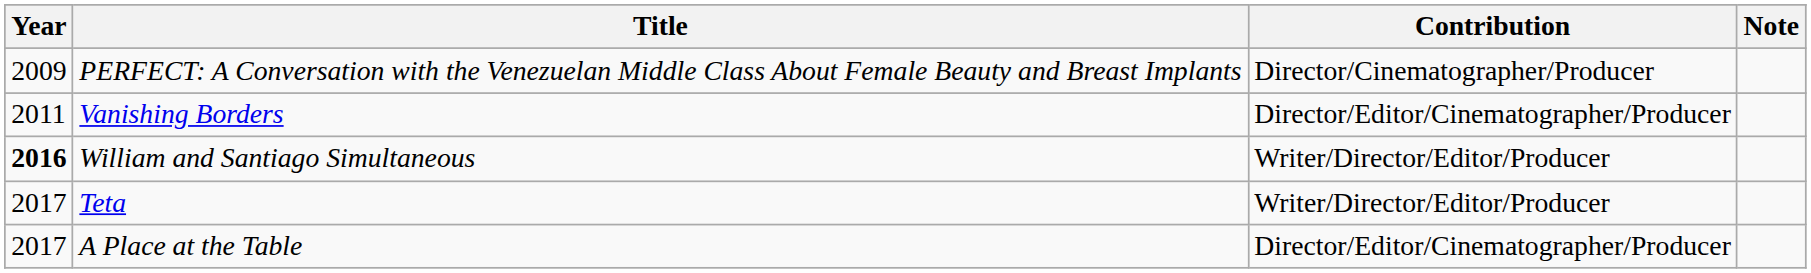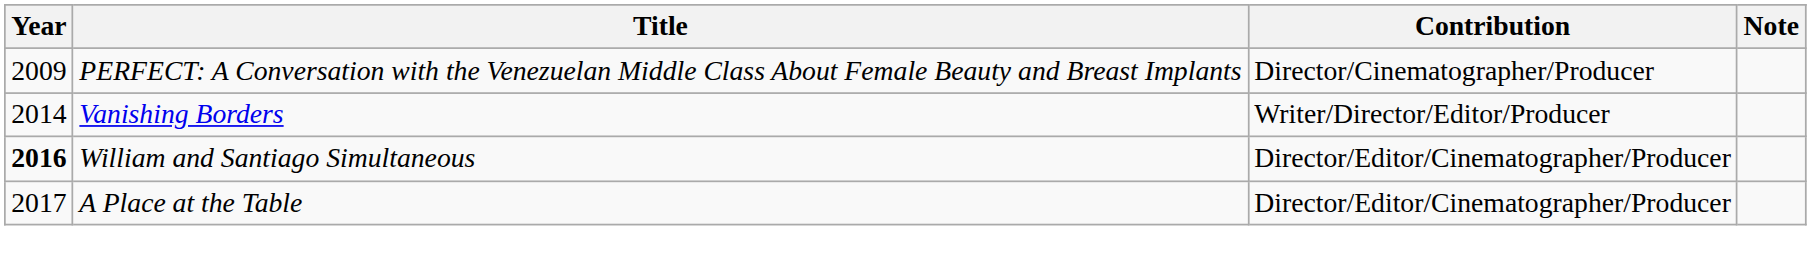(38, 114) 2011 -> (39, 114) 2014
(1493, 114) Director/Editor/Cinematographer/Producer -> (1432, 114) Writer/Director/Editor/Producer
(1432, 158) Writer/Director/Editor/Producer -> (1493, 158) Director/Editor/Cinematographer/Producer
- row: (103, 202)
